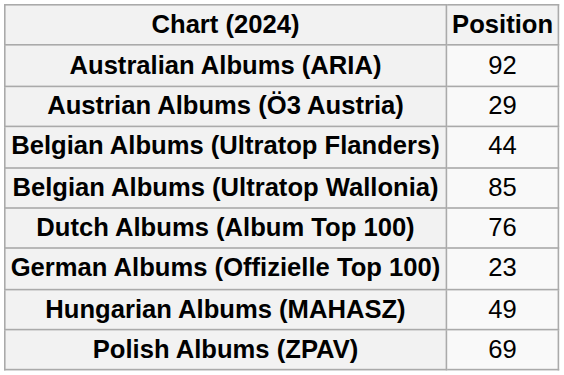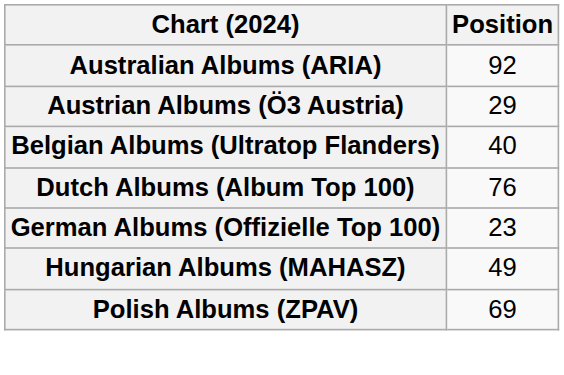(503, 146) 44 -> (503, 146) 40
- row: (226, 187)
